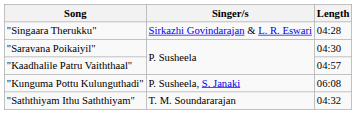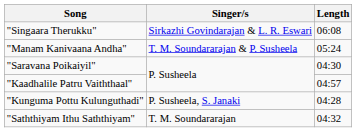(329, 31) 04:28 -> (329, 31) 06:08
+ row: (67, 48)
(329, 83) 06:08 -> (329, 101) 04:28
